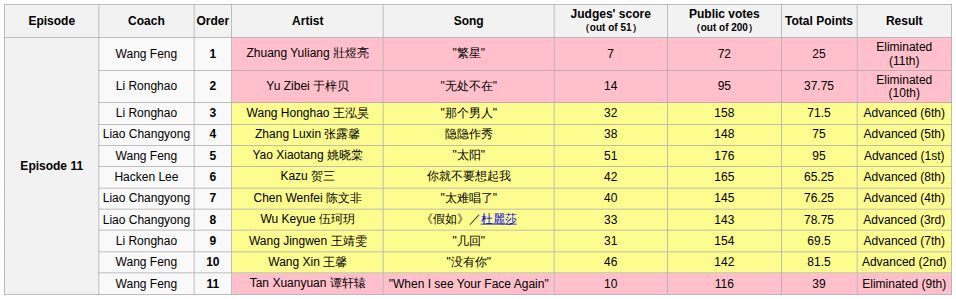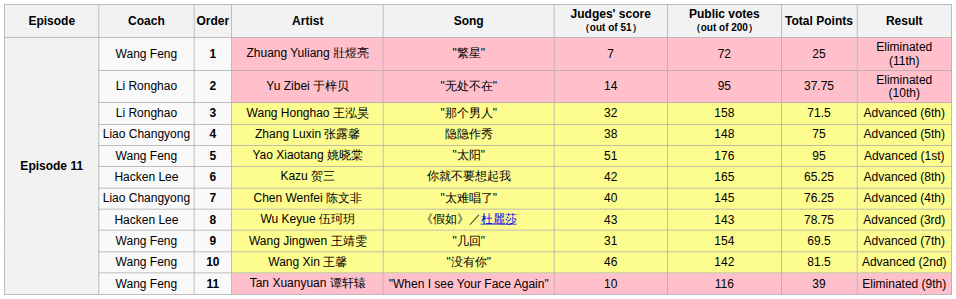(146, 219) Liao Changyong -> (146, 219) Hacken Lee
(611, 219) 33 -> (611, 219) 43
(146, 241) Li Ronghao -> (146, 241) Wang Feng
